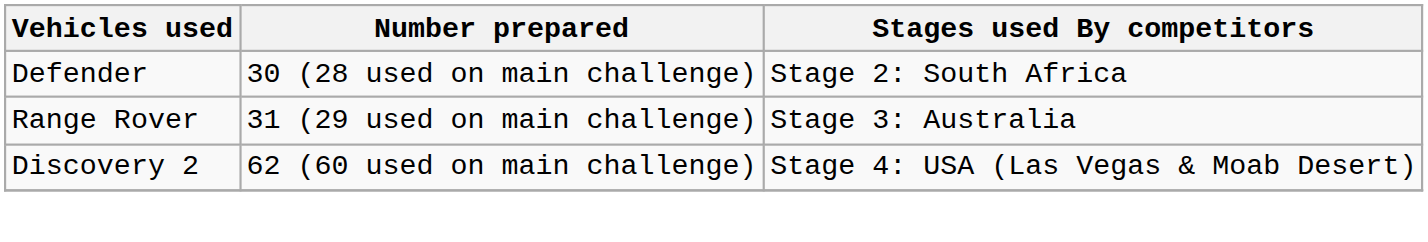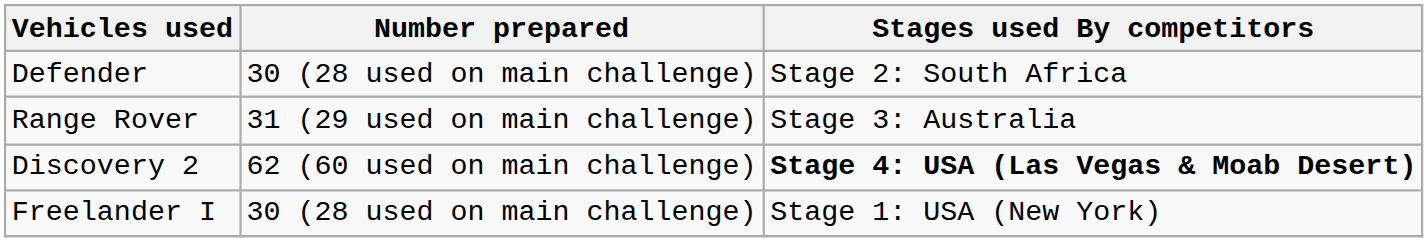(1093, 167) normal -> (1093, 167) bold
+ row: (114, 213)
